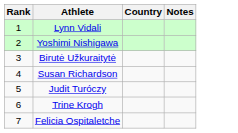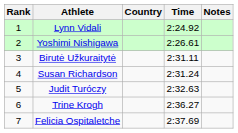+ column: (183, 12)
